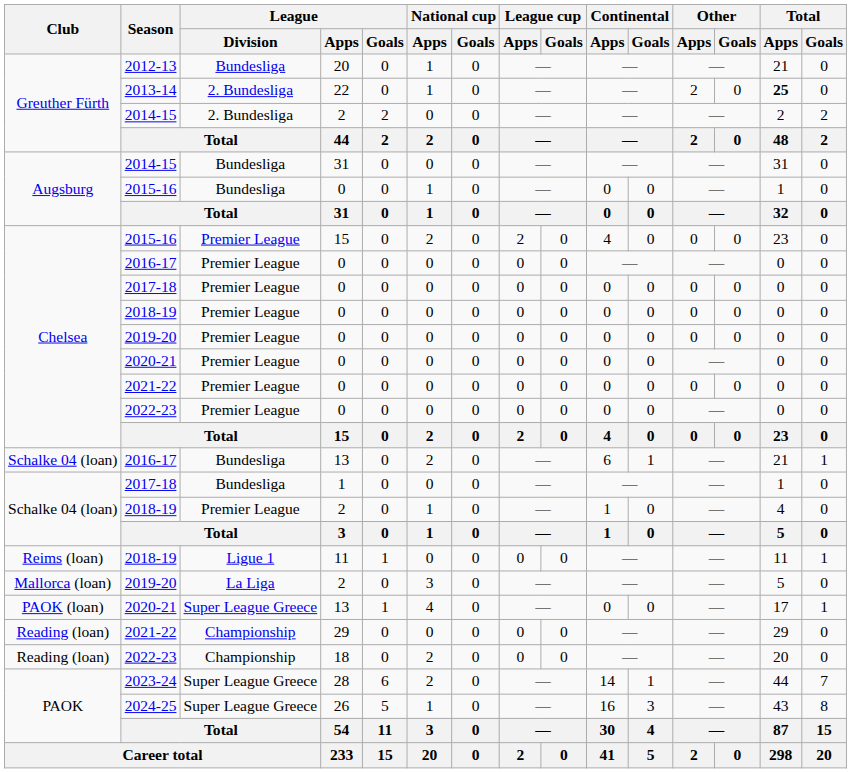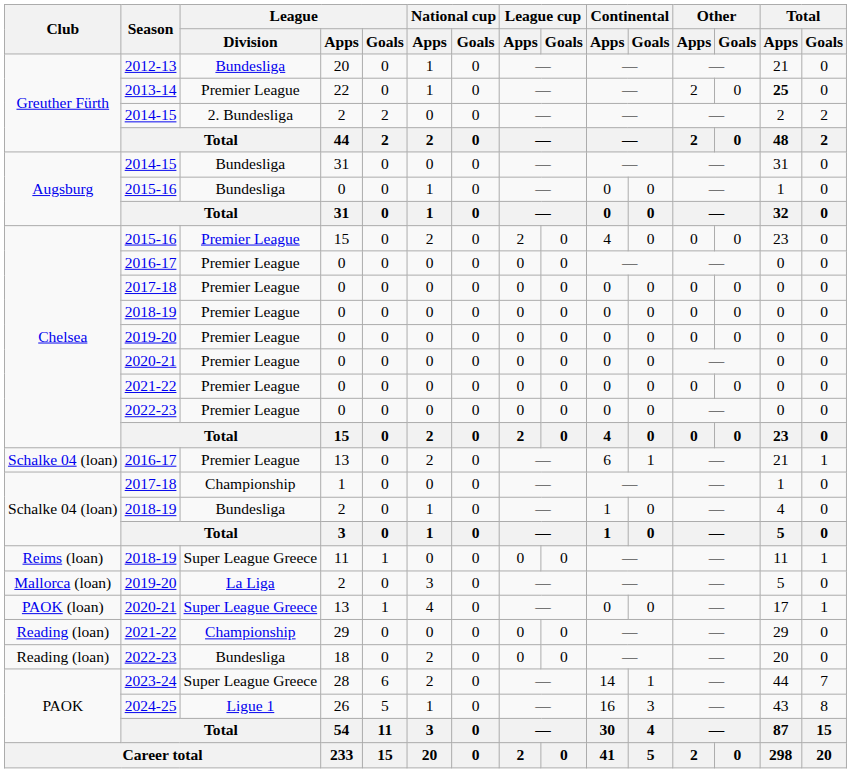(250, 90) 2. Bundesliga -> (250, 90) Premier League
(250, 459) Bundesliga -> (250, 459) Premier League
(250, 484) Bundesliga -> (250, 484) Championship
(250, 509) Premier League -> (250, 509) Bundesliga
(250, 558) Ligue 1 -> (250, 558) Super League Greece
(250, 656) Championship -> (250, 656) Bundesliga
(250, 705) Super League Greece -> (250, 705) Ligue 1
